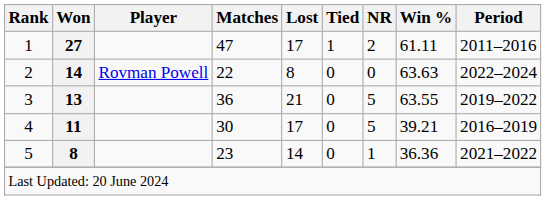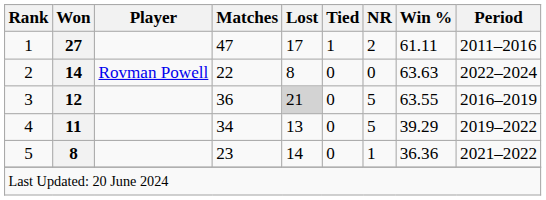(73, 99) 13 -> (73, 99) 12
(295, 99) no background -> (295, 99) lightgrey background
(499, 99) 2019–2022 -> (499, 99) 2016–2019
(225, 126) 30 -> (225, 126) 34
(295, 126) 17 -> (295, 126) 13
(419, 126) 39.21 -> (419, 126) 39.29
(499, 126) 2016–2019 -> (499, 126) 2019–2022
